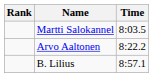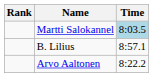(132, 30) no background -> (132, 30) lightblue background
rows swapped: (68, 47) <-> (56, 64)
